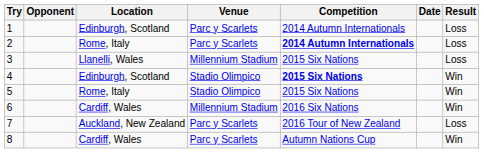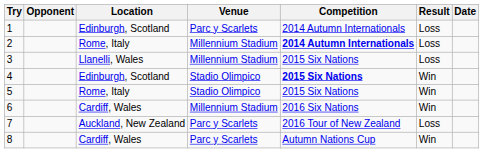columns swapped: (430, 12) <-> (461, 12)
(224, 44) Parc y Scarlets -> (234, 44) Millennium Stadium
